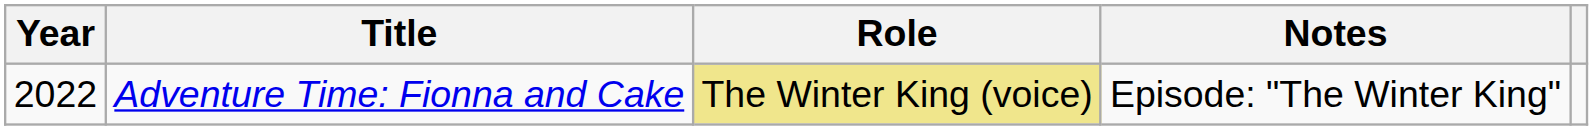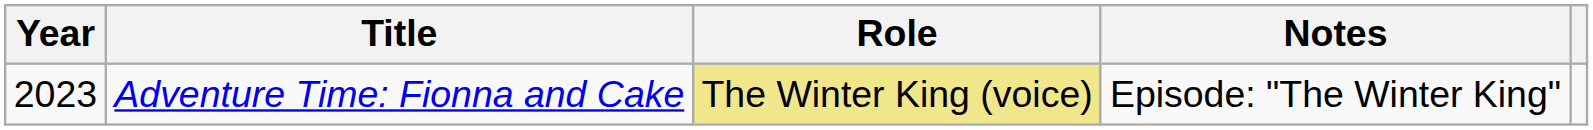(55, 93) 2022 -> (55, 93) 2023
